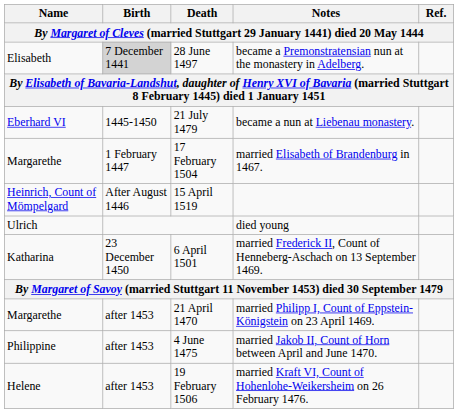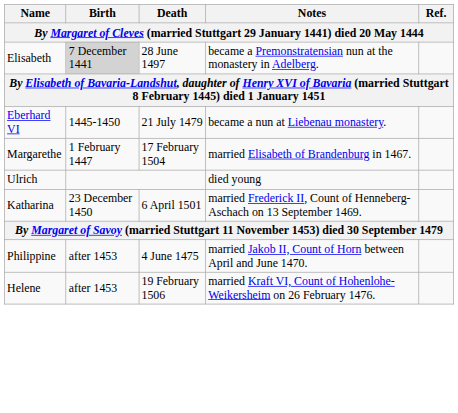- row: (193, 199)
- row: (193, 314)
